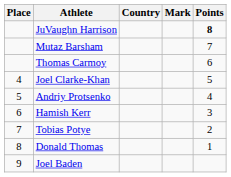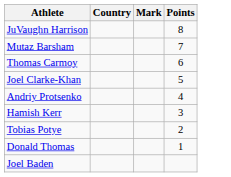- column: (19, 12)
(210, 29) bold -> (181, 29) normal
